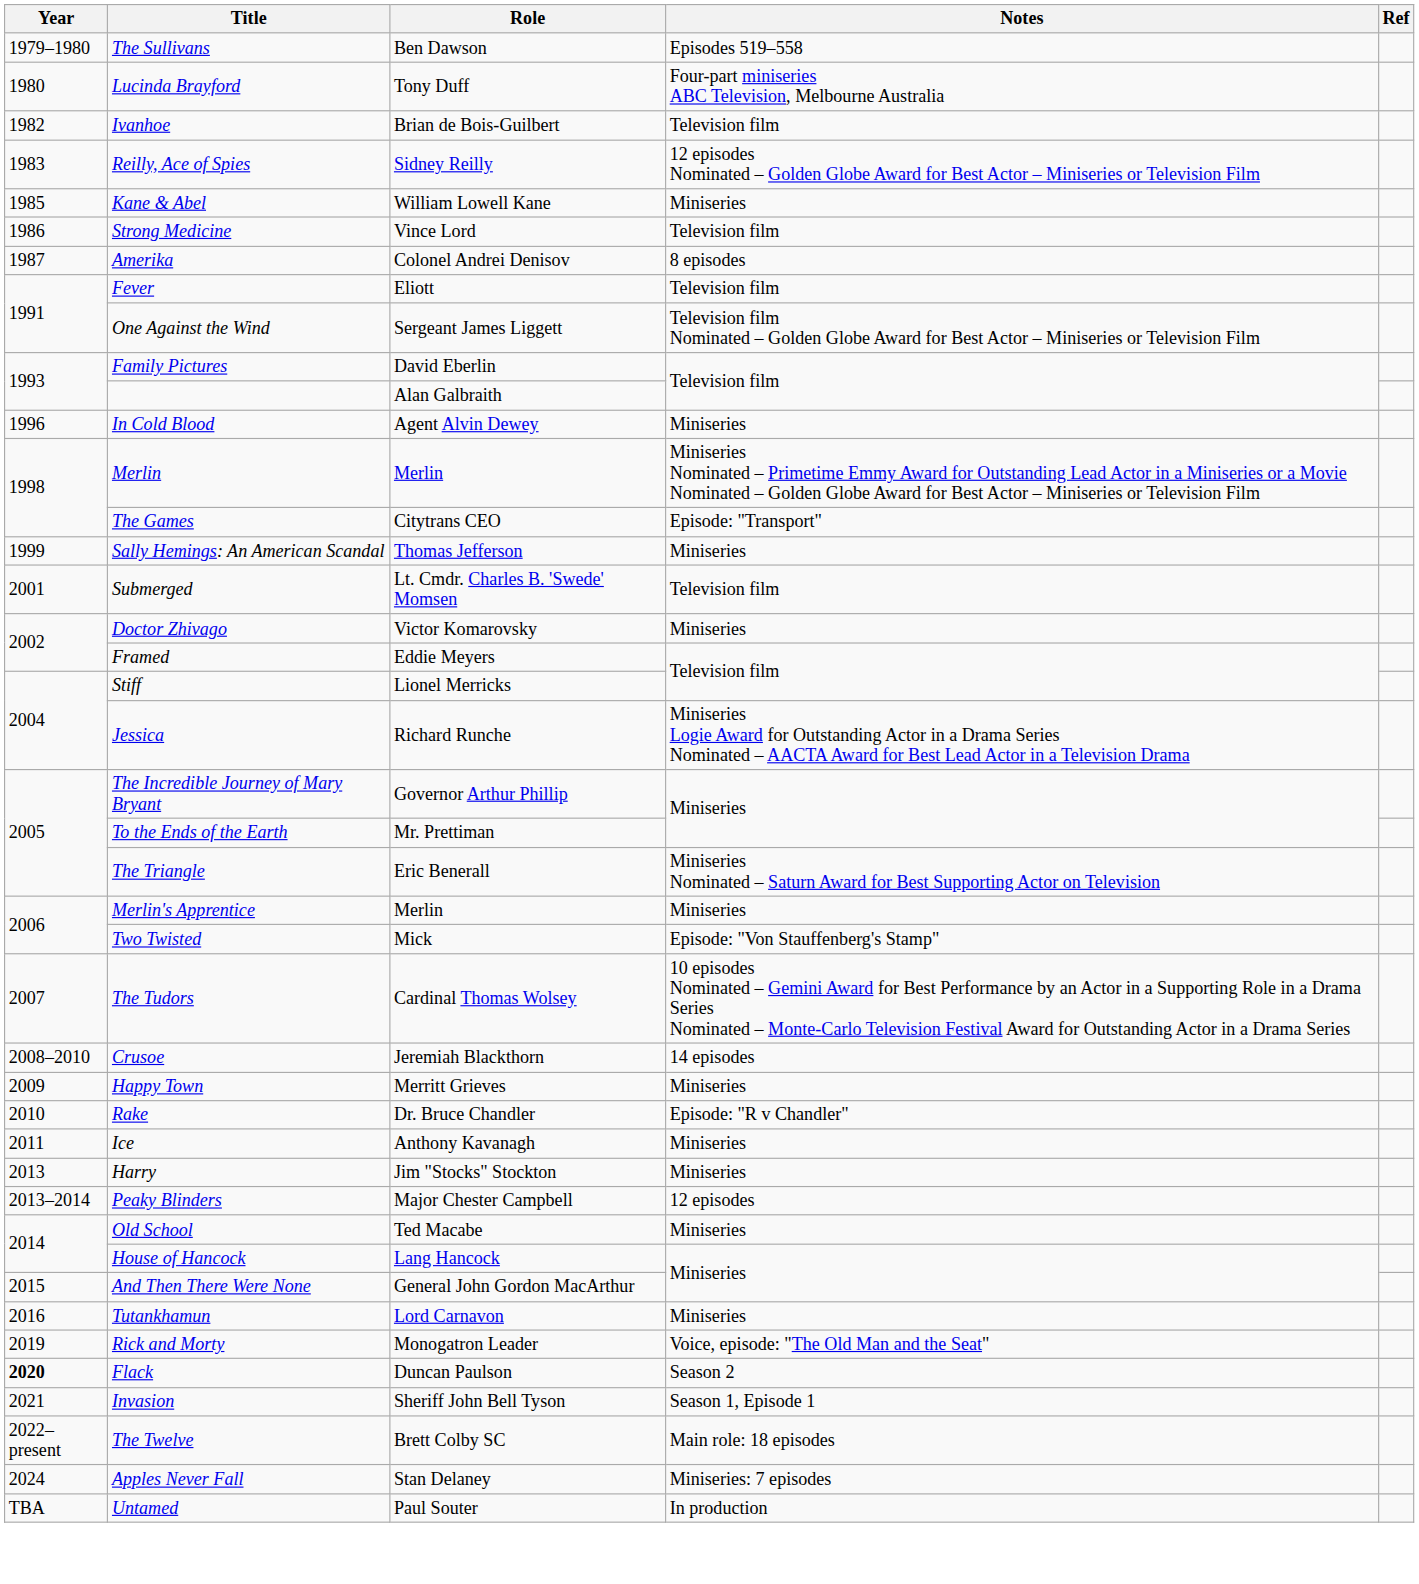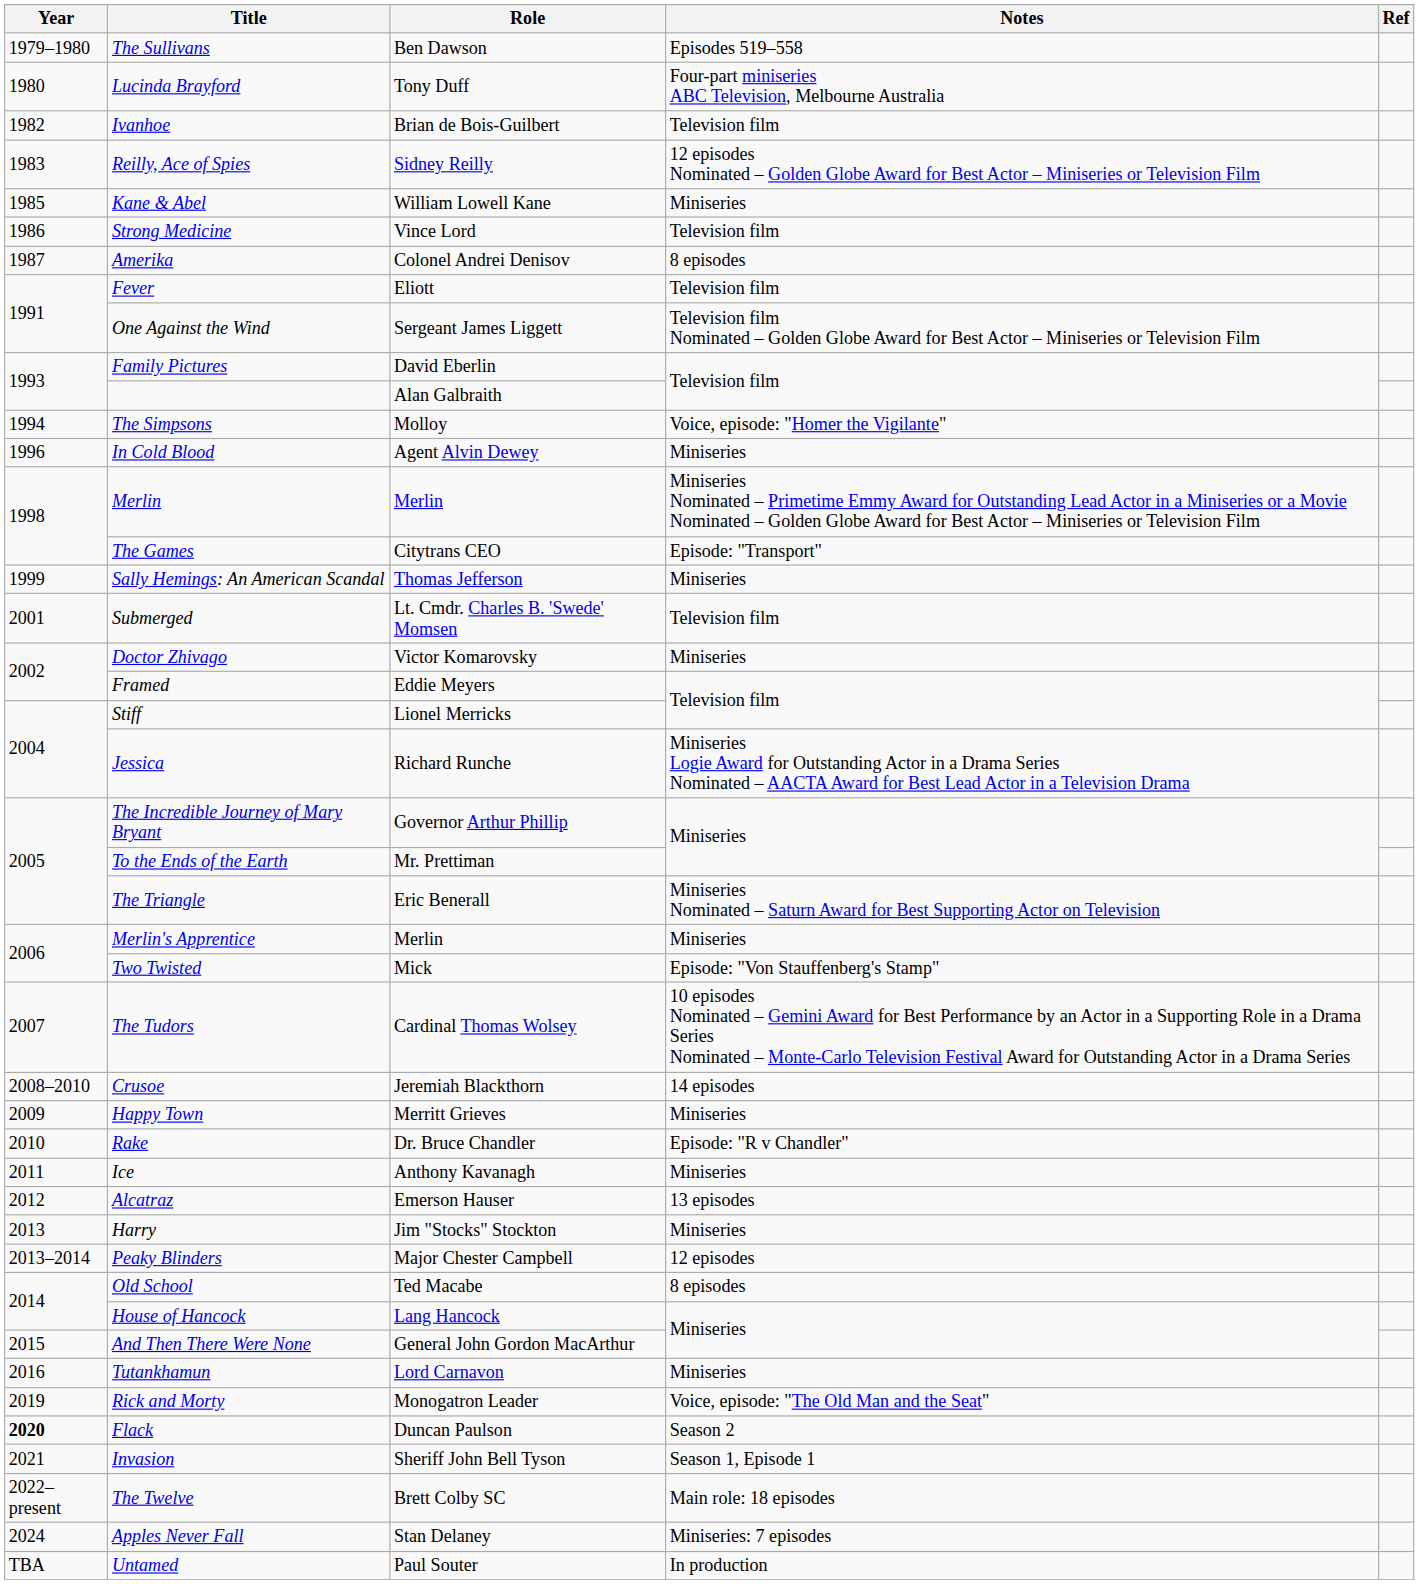+ row: (162, 423)
+ row: (143, 1200)
(708, 1229) Miniseries -> (708, 1286) 8 episodes
